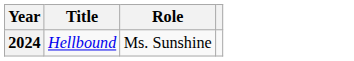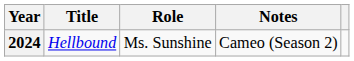+ column: (278, 17)
